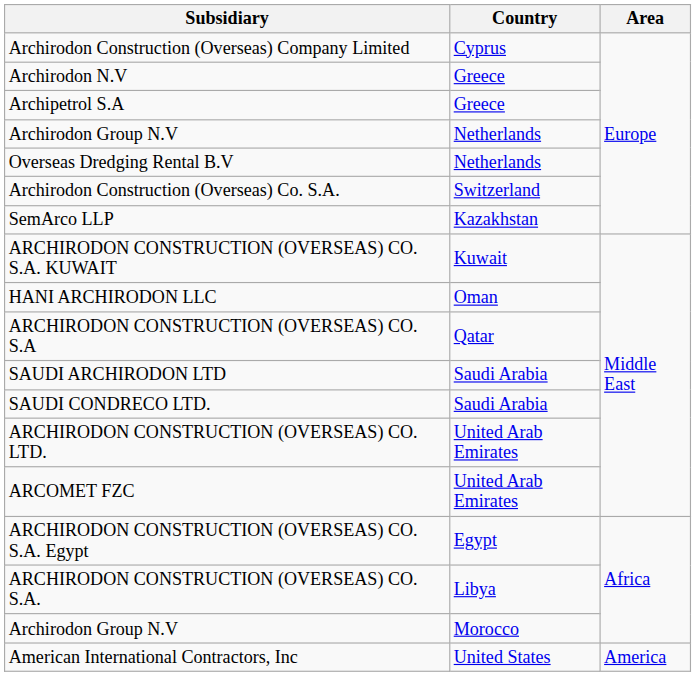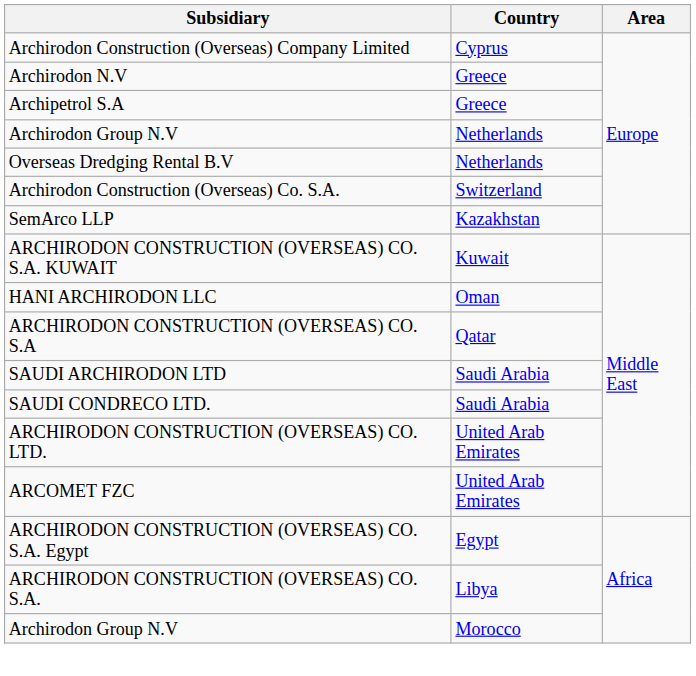- row: (153, 657)
